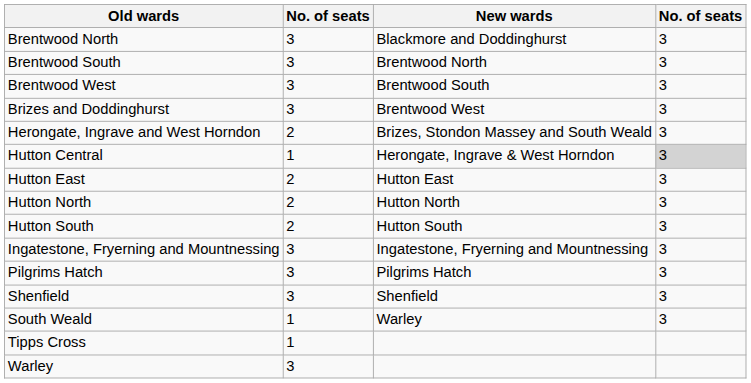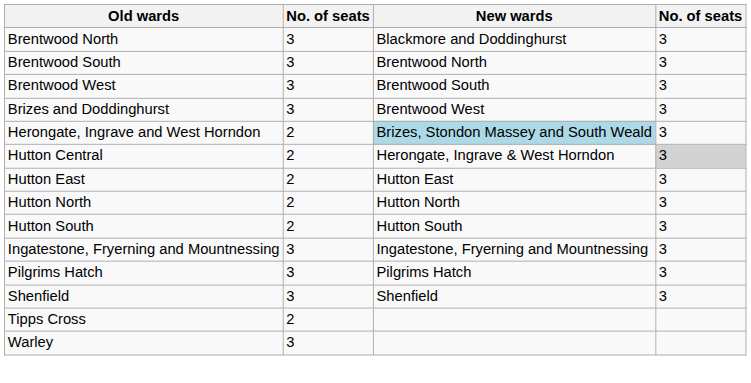(514, 132) no background -> (514, 132) lightblue background
(290, 156) 1 -> (290, 156) 2
- row: (50, 319)
(290, 343) 1 -> (290, 319) 2
